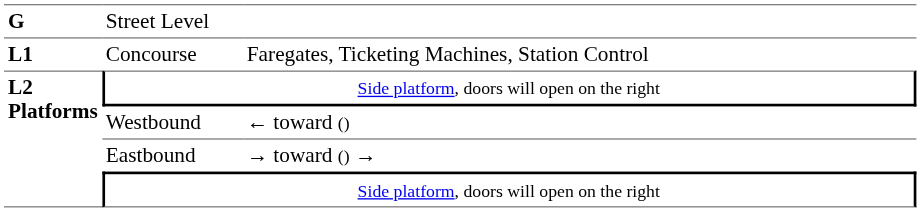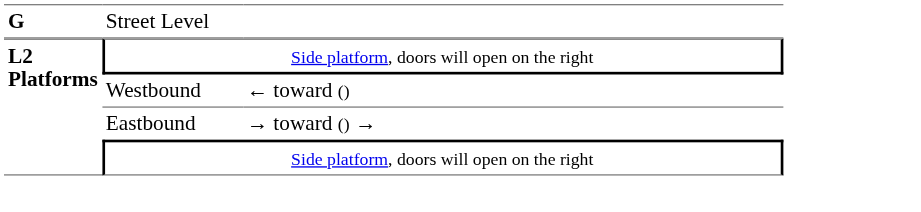- row: (151, 54)
